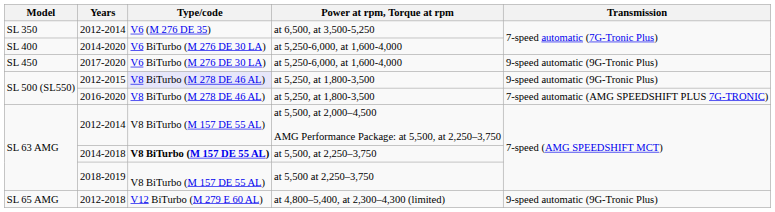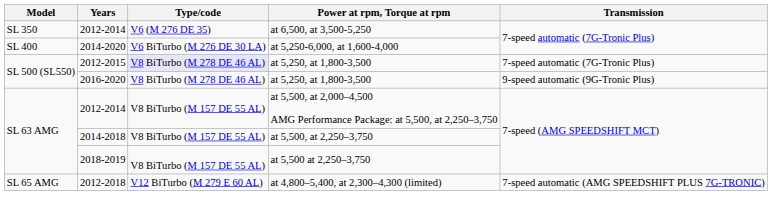- row: (103, 63)
(582, 79) 9-speed automatic (9G-Tronic Plus) -> (578, 63) 7-speed automatic (7G-Tronic Plus)
(637, 96) 7-speed automatic (AMG SPEEDSHIFT PLUS 7G-TRONIC) -> (578, 79) 9-speed automatic (9G-Tronic Plus)
(200, 153) bold -> (198, 137) normal
(582, 199) 9-speed automatic (9G-Tronic Plus) -> (634, 182) 7-speed automatic (AMG SPEEDSHIFT PLUS 7G-TRONIC)
